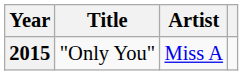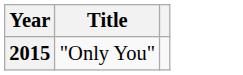- column: (194, 20)
